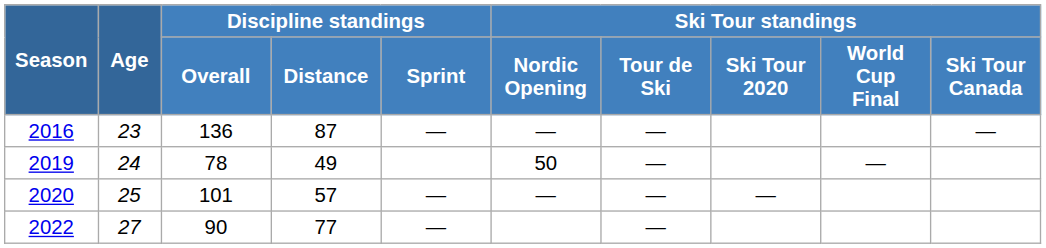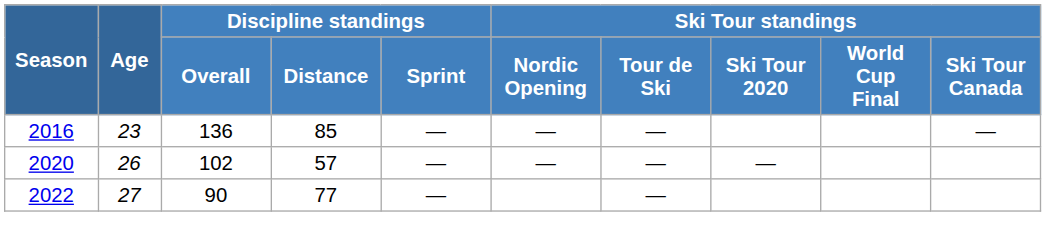(326, 131) 87 -> (326, 131) 85
- row: (51, 163)
(129, 196) 25 -> (129, 163) 26
(216, 196) 101 -> (216, 163) 102
